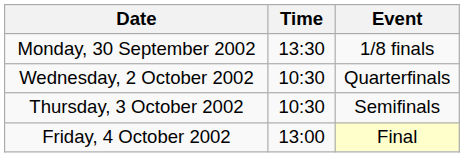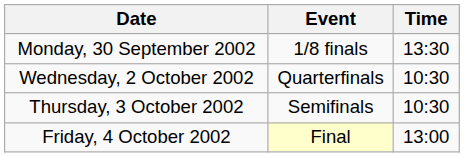columns swapped: (302, 19) <-> (397, 19)
